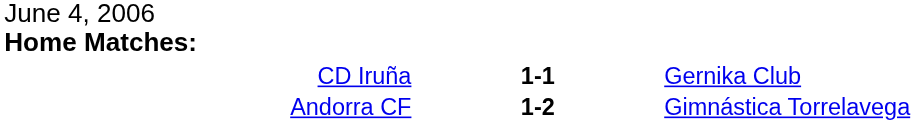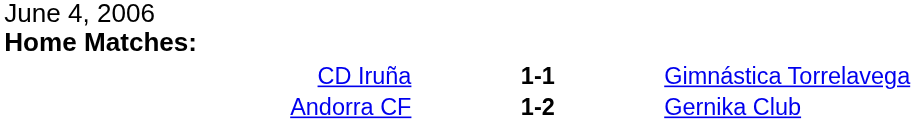(733, 76) Gernika Club -> (787, 76) Gimnástica Torrelavega
(787, 107) Gimnástica Torrelavega -> (733, 107) Gernika Club
